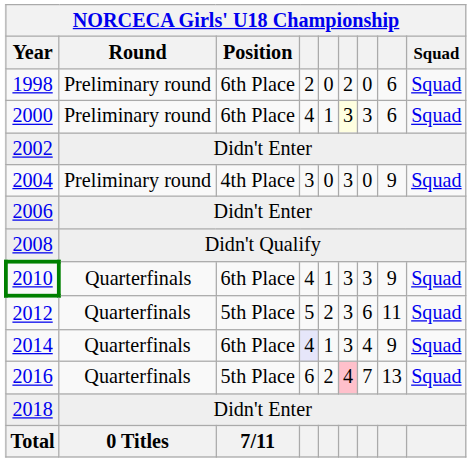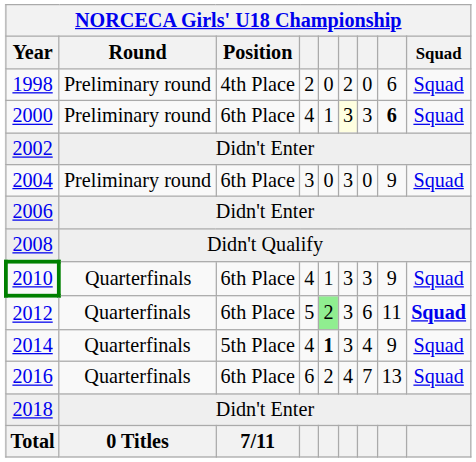(258, 84) 6th Place -> (258, 84) 4th Place
(392, 116) normal -> (392, 116) bold
(258, 180) 4th Place -> (258, 180) 6th Place
(258, 312) 5th Place -> (258, 312) 6th Place
(329, 312) no background -> (329, 312) lightgreen background
(436, 312) normal -> (439, 312) bold
(258, 345) 6th Place -> (258, 345) 5th Place
(309, 345) lavender background -> (309, 345) no background
(329, 345) normal -> (329, 345) bold
(258, 377) 5th Place -> (258, 377) 6th Place
(348, 377) pink background -> (348, 377) no background
